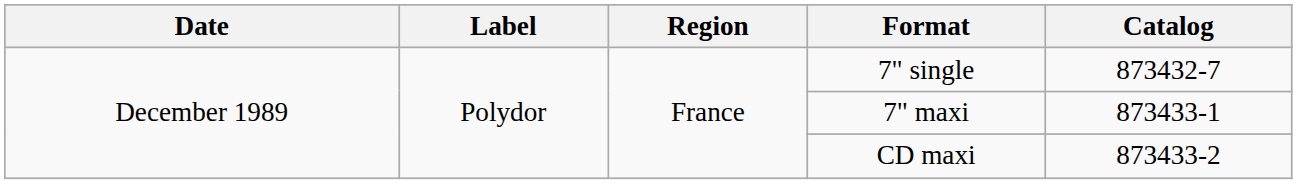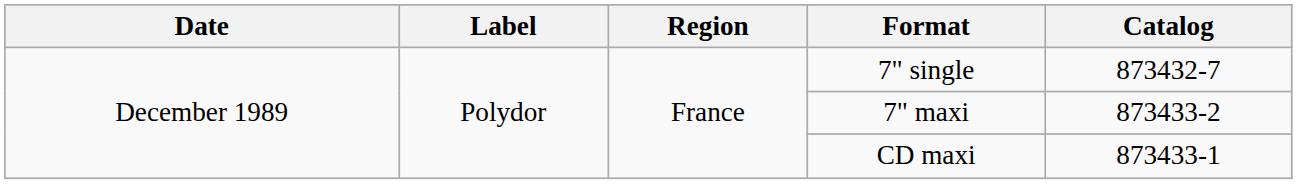(1168, 112) 873433-1 -> (1168, 112) 873433-2
(1168, 155) 873433-2 -> (1168, 155) 873433-1
